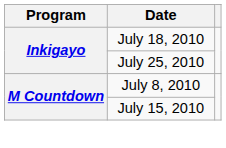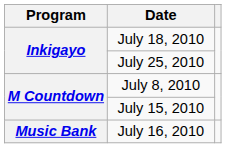+ row: (161, 131)
